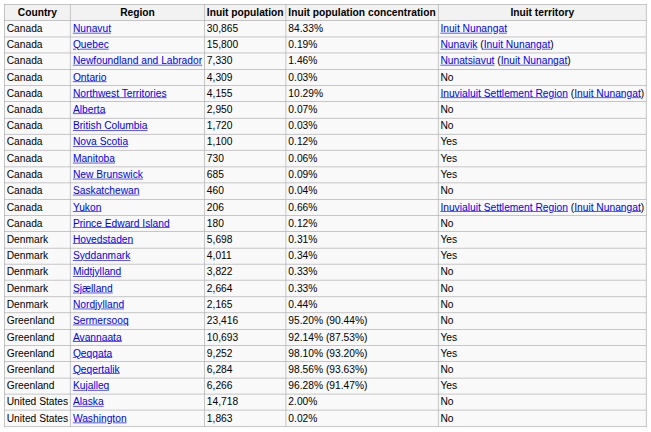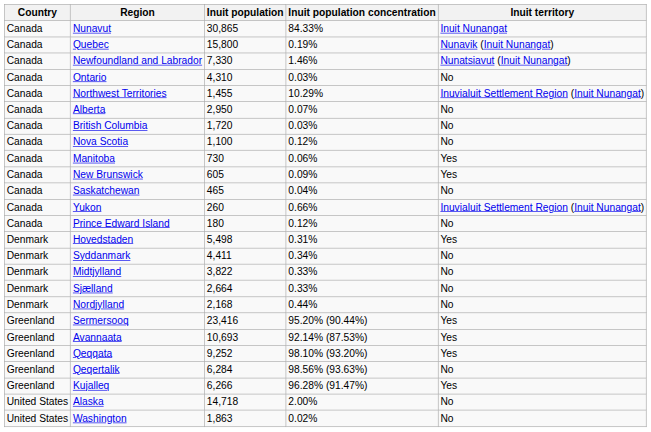(220, 77) 4,309 -> (220, 77) 4,310
(220, 93) 4,155 -> (220, 93) 1,455
(449, 142) Yes -> (447, 142) No
(215, 175) 685 -> (215, 175) 605
(215, 191) 460 -> (215, 191) 465
(215, 207) 206 -> (215, 207) 260
(220, 239) 5,698 -> (220, 239) 5,498
(219, 256) 4,011 -> (219, 256) 4,411
(449, 256) Yes -> (447, 256) No
(220, 304) 2,165 -> (220, 304) 2,168
(447, 321) No -> (449, 321) Yes
